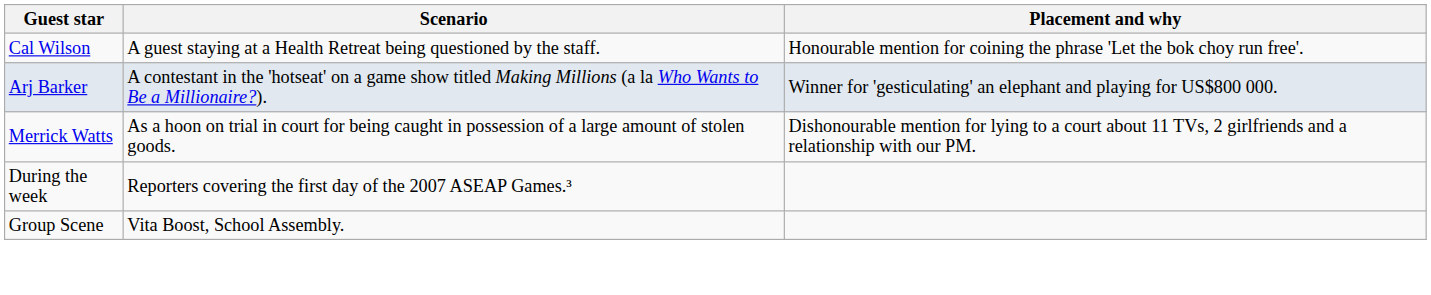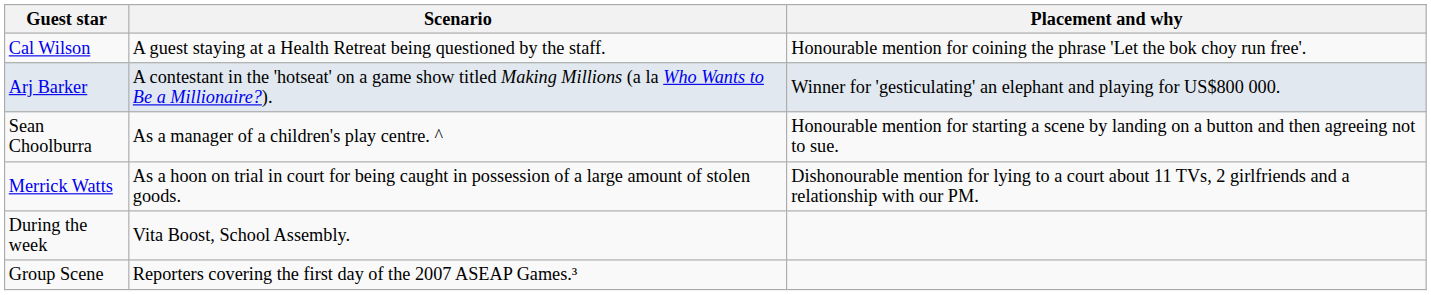+ row: (50, 136)
(350, 185) Reporters covering the first day of the 2007 ASEAP Games.³ -> (241, 235) Vita Boost, School Assembly.
(236, 225) Vita Boost, School Assembly. -> (355, 274) Reporters covering the first day of the 2007 ASEAP Games.³
